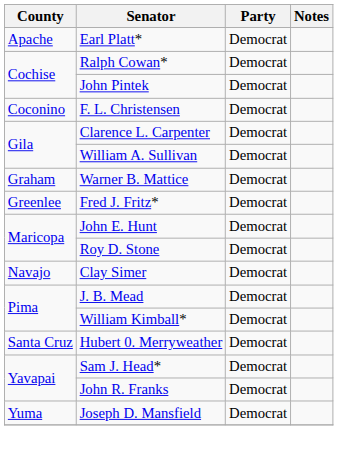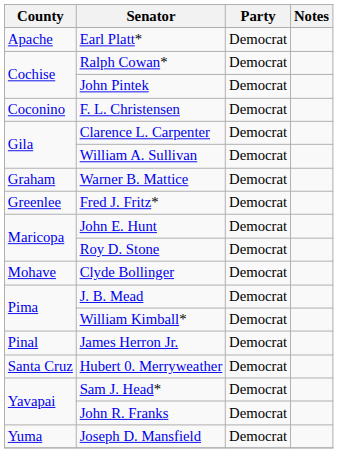+ row: (127, 272)
- row: (113, 272)
+ row: (129, 343)
